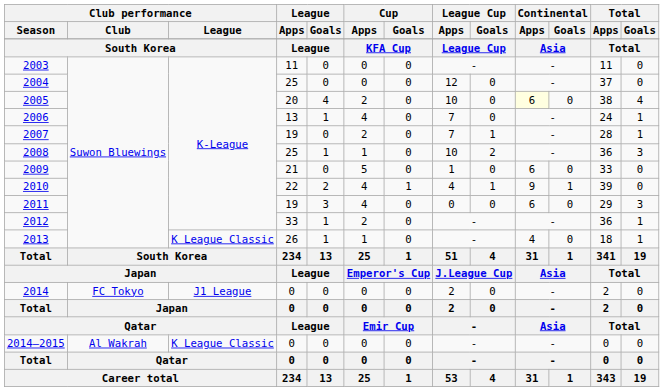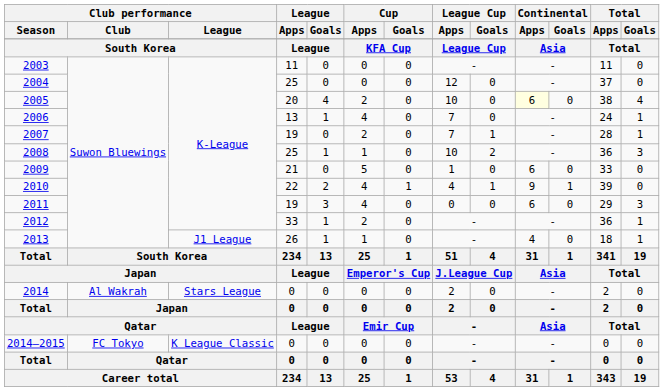(222, 239) K League Classic -> (222, 239) J1 League
(118, 291) FC Tokyo -> (118, 291) Al Wakrah
(222, 291) J1 League -> (222, 291) Stars League
(118, 343) Al Wakrah -> (118, 343) FC Tokyo
